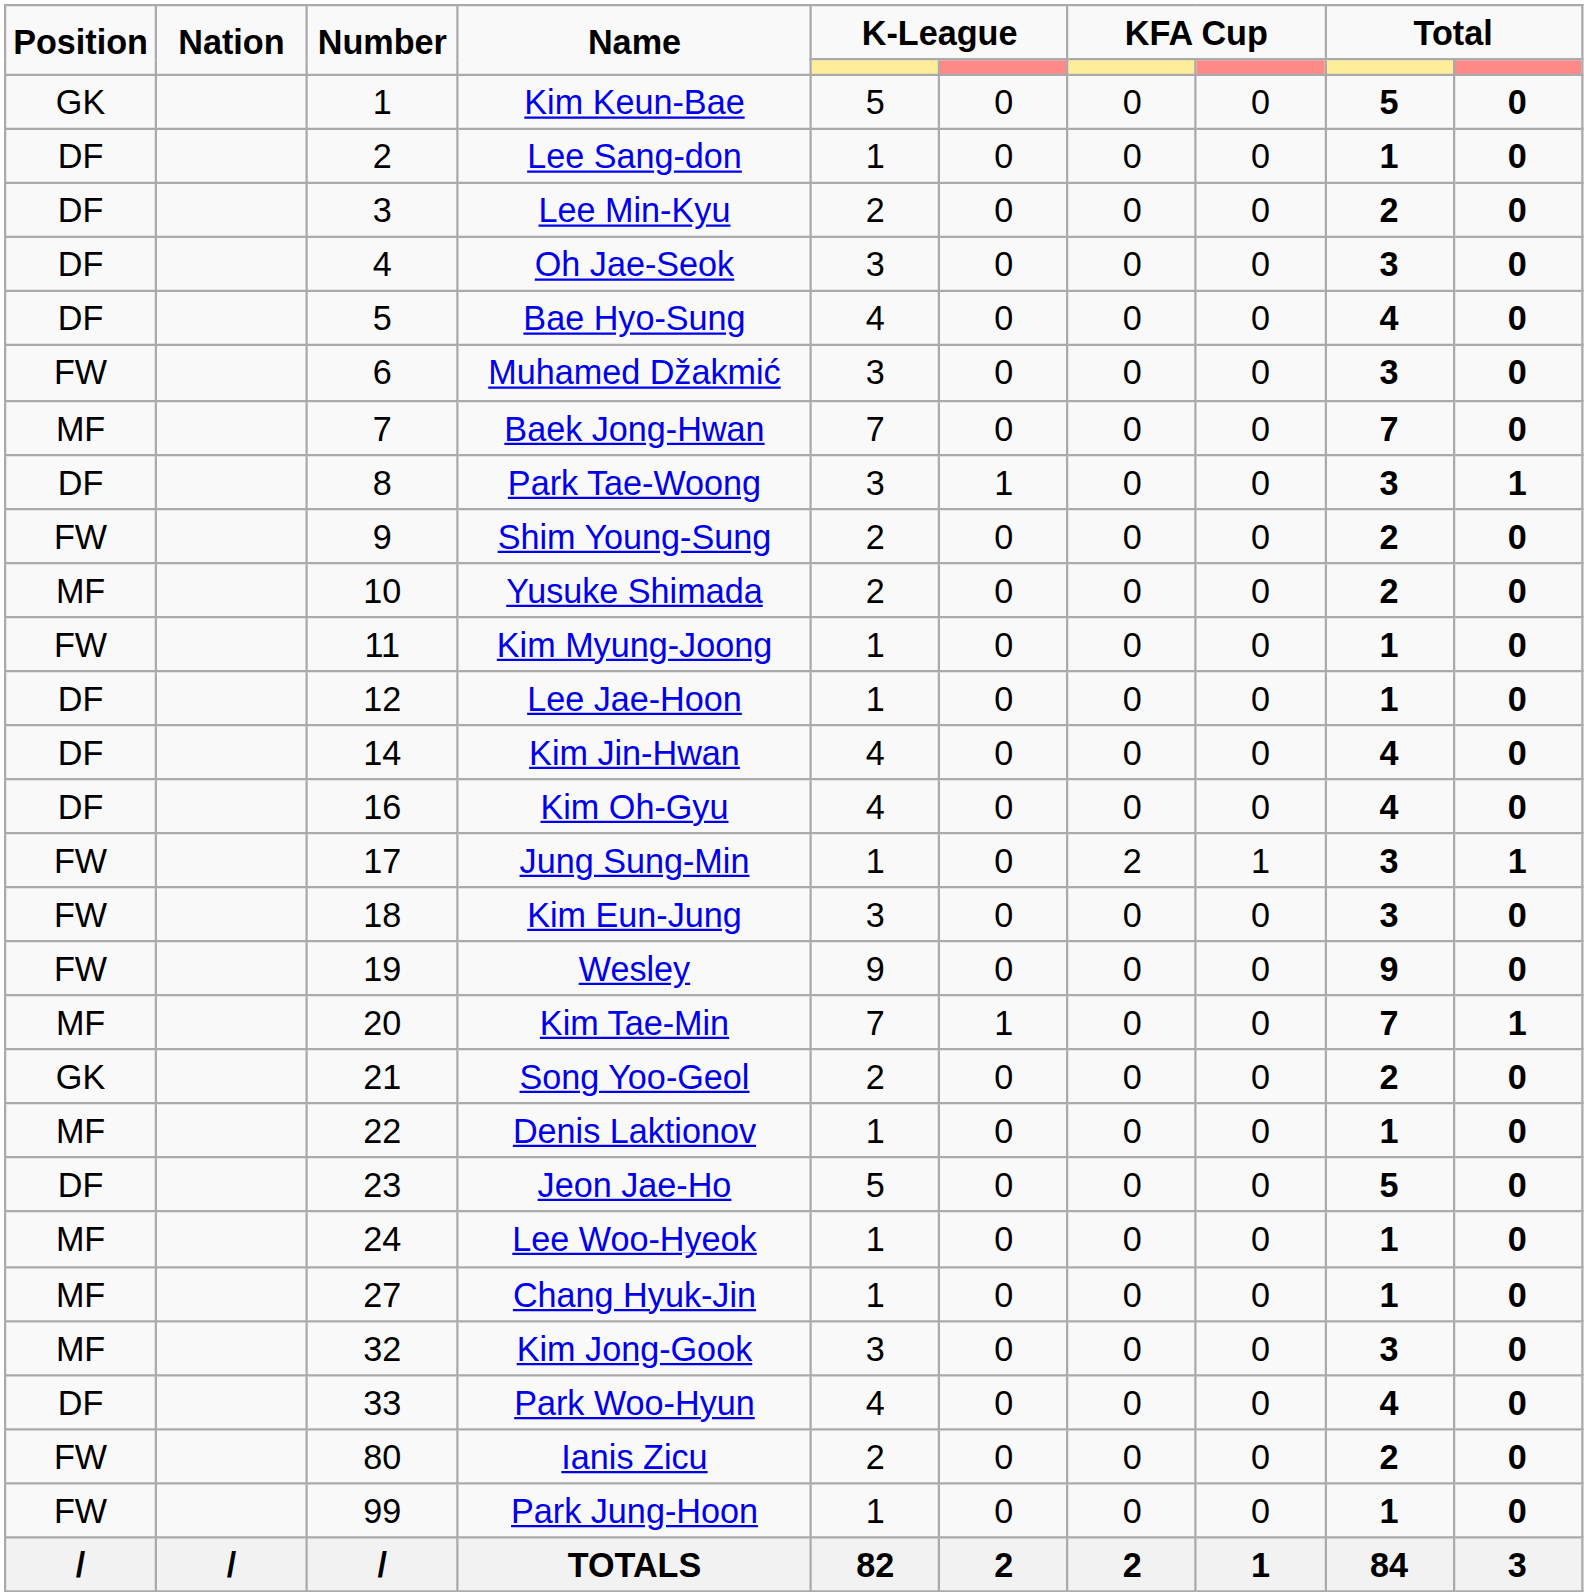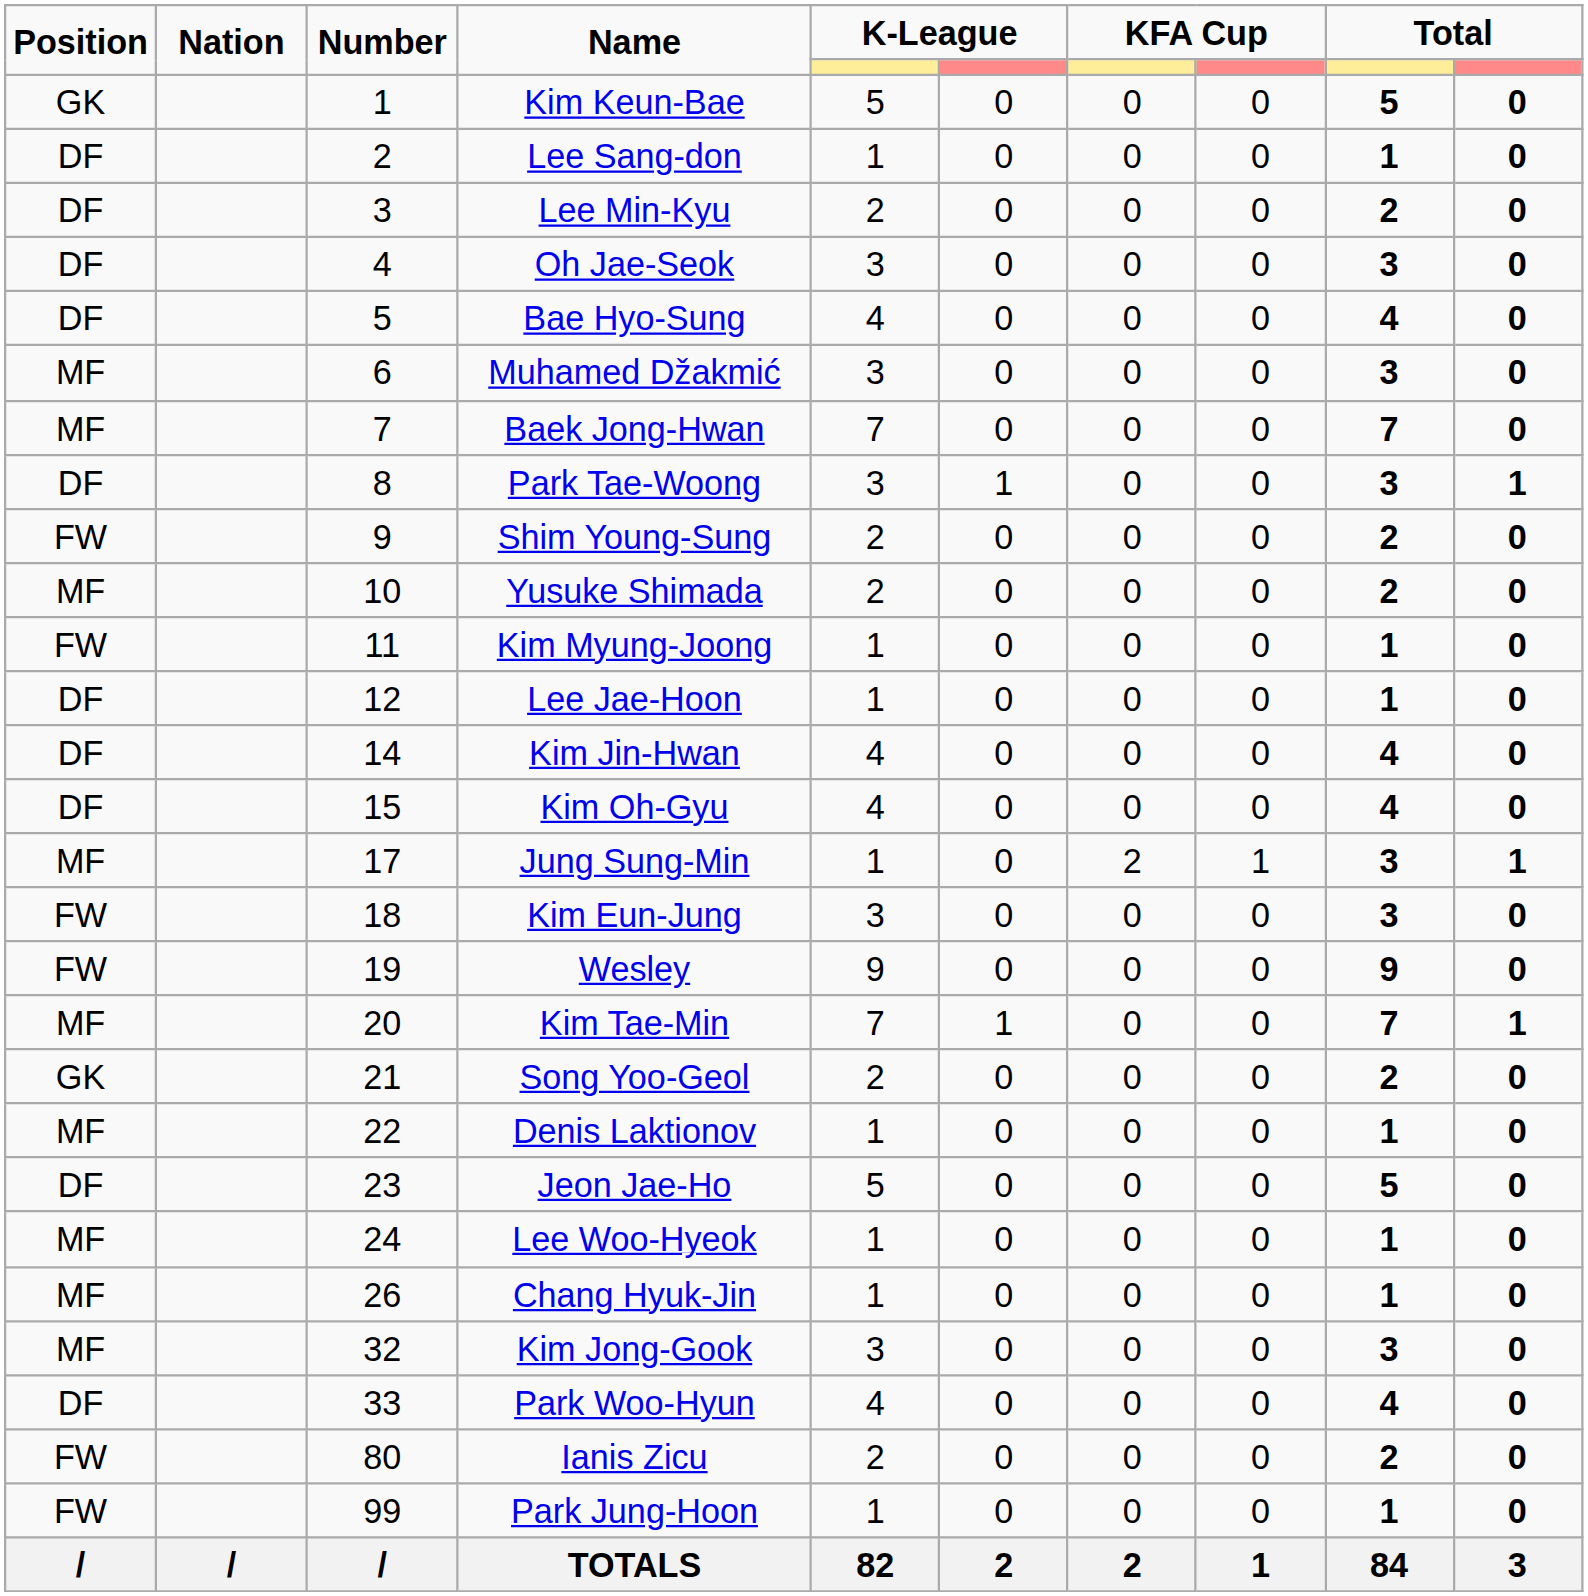(81, 373) FW -> (81, 373) MF
(382, 806) 16 -> (382, 806) 15
(81, 860) FW -> (81, 860) MF
(382, 1294) 27 -> (382, 1294) 26
